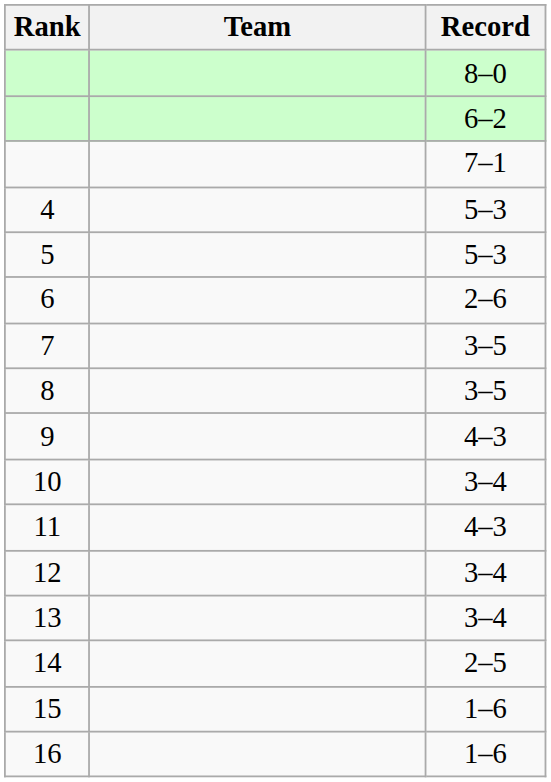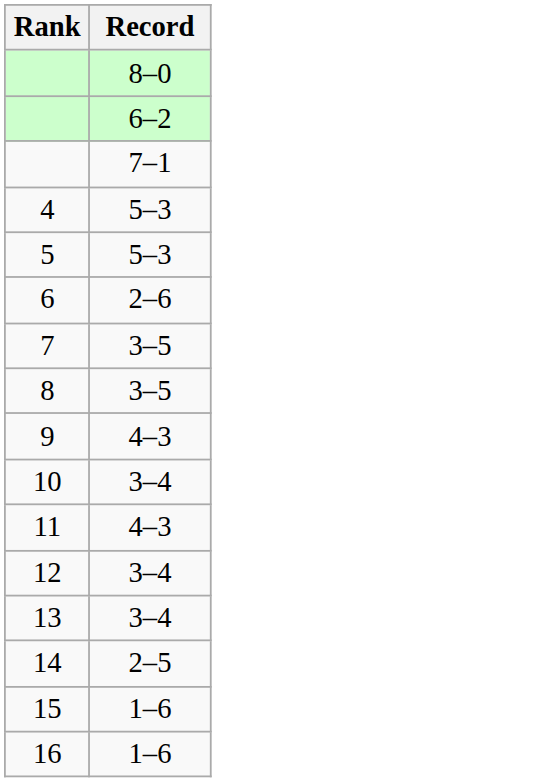- column: (257, 27)
